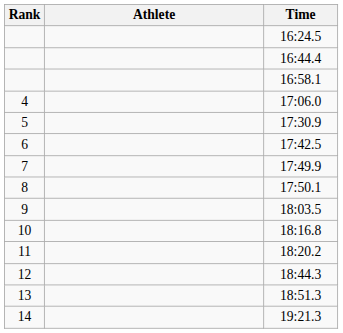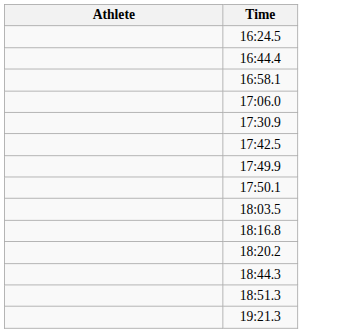- column: (25, 15)
